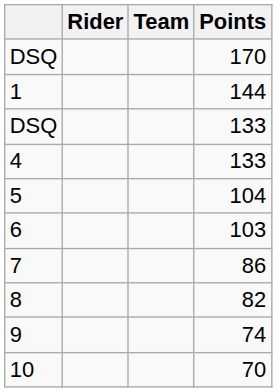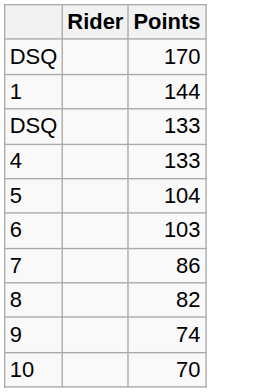- column: (161, 21)
